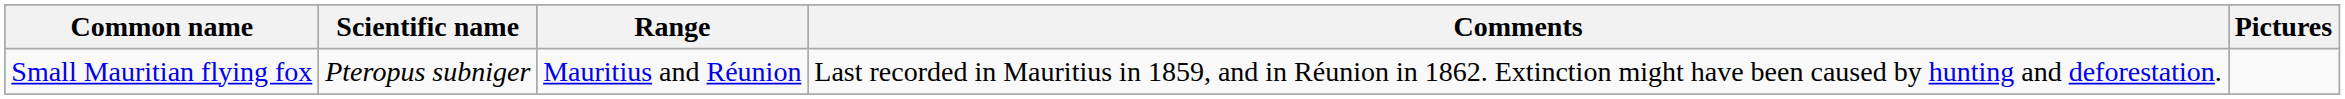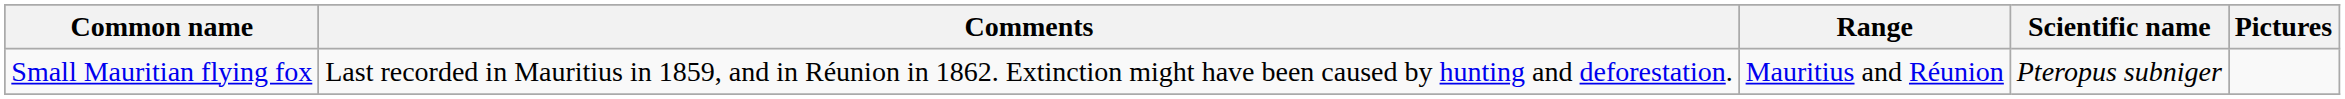columns swapped: (428, 26) <-> (1518, 26)
